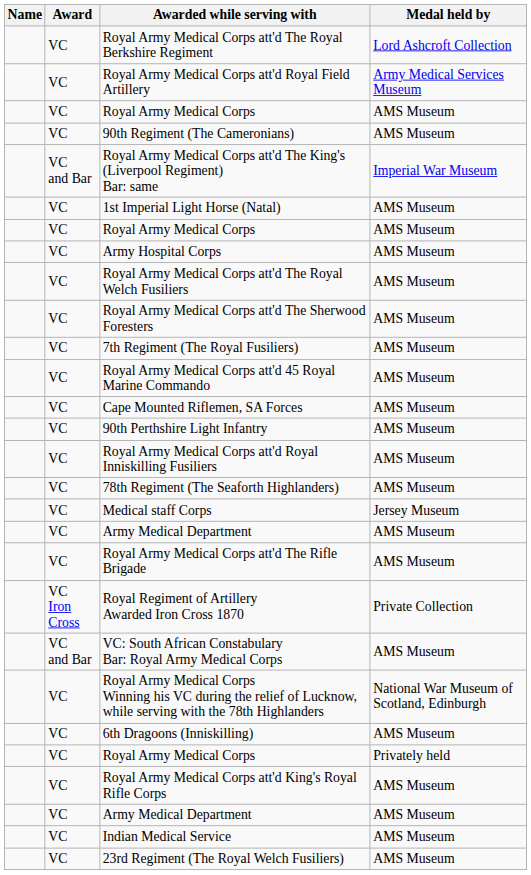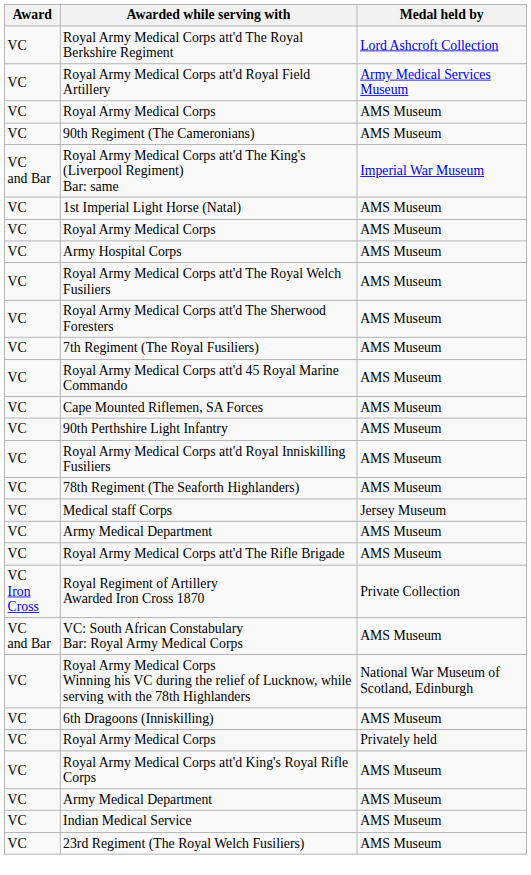- column: (25, 15)
